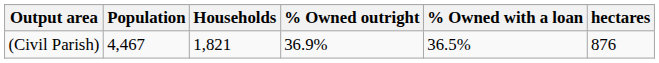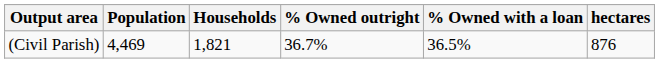(126, 44) 4,467 -> (126, 44) 4,469
(306, 44) 36.9% -> (306, 44) 36.7%
